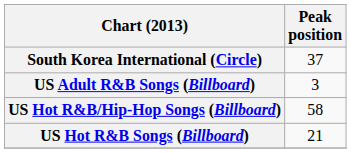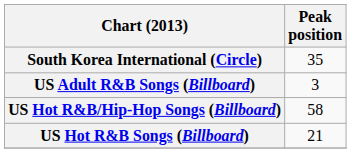(315, 60) 37 -> (315, 60) 35
